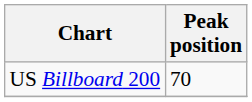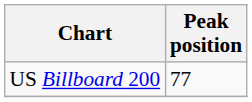(181, 79) 70 -> (181, 79) 77
